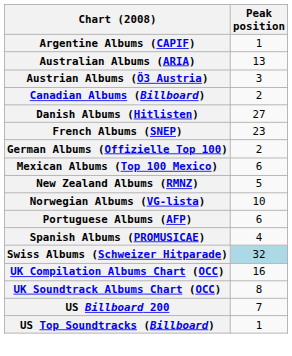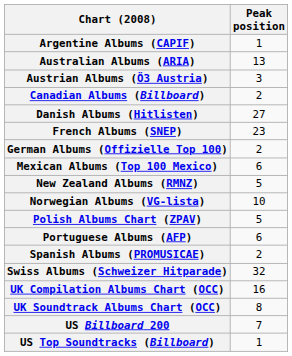+ row: (117, 219)
(259, 237) 4 -> (259, 254) 2
(259, 254) lightblue background -> (259, 272) no background
